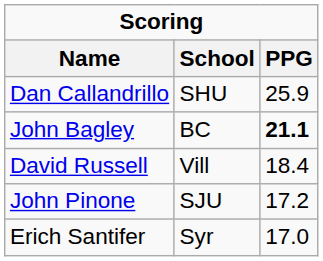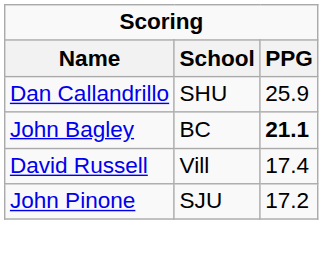(287, 165) 18.4 -> (287, 165) 17.4
- row: (78, 237)
